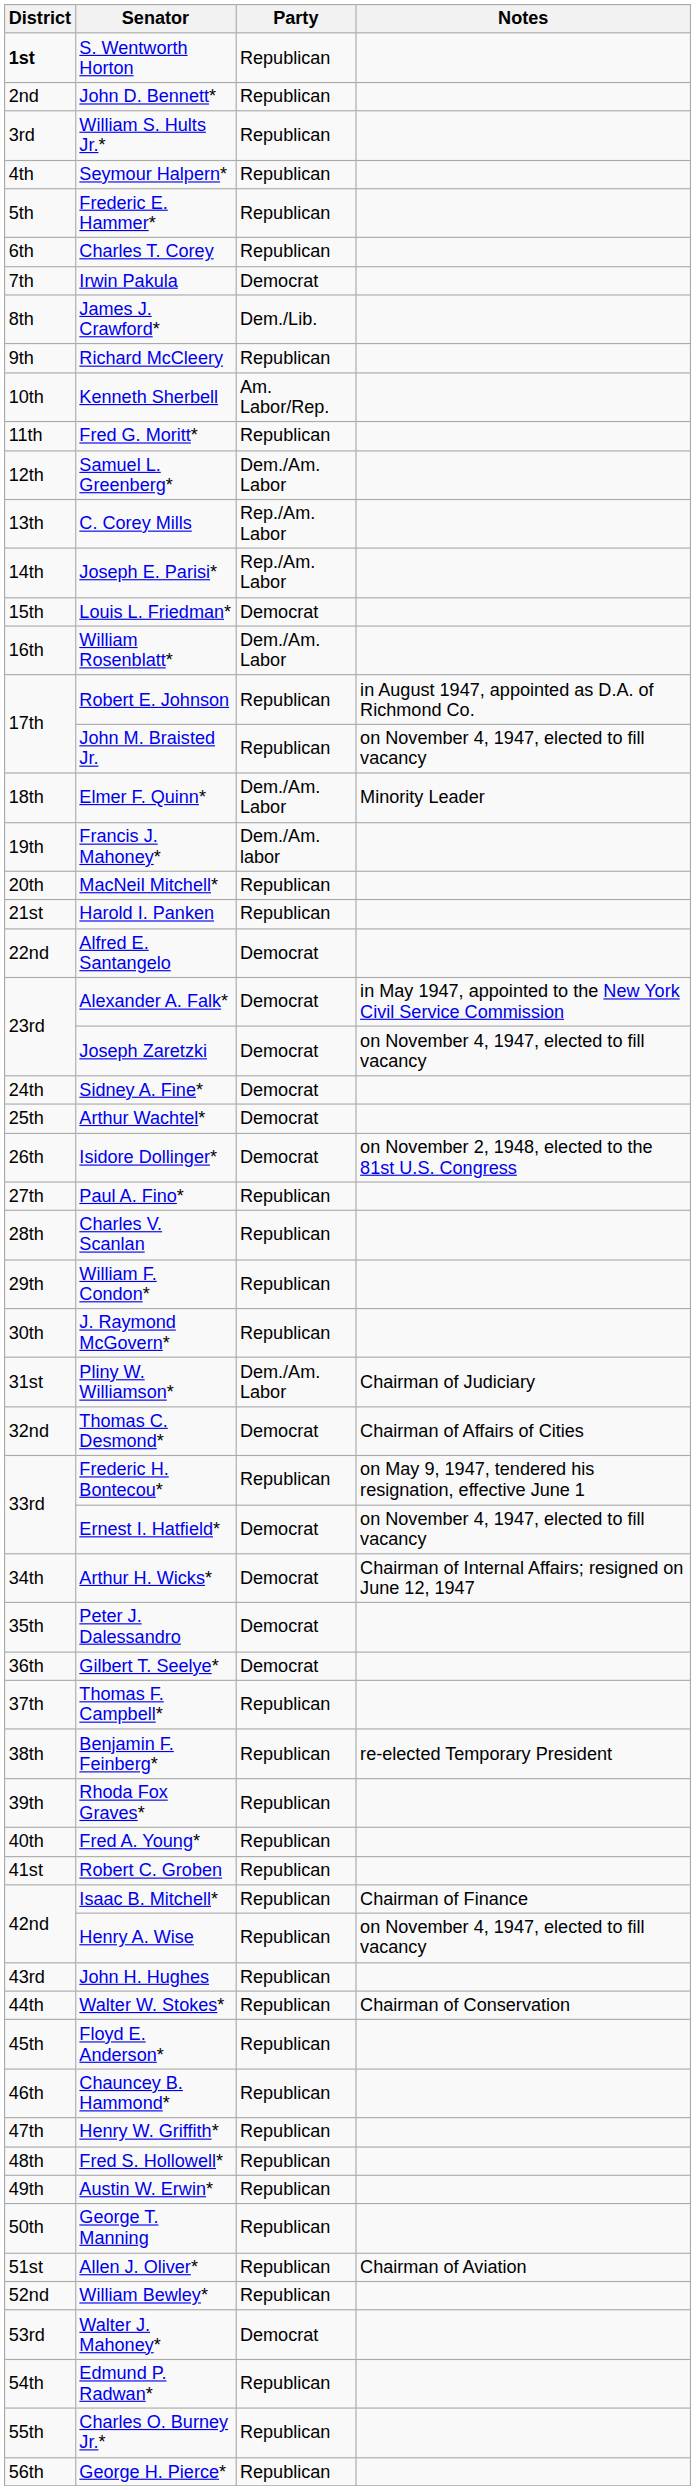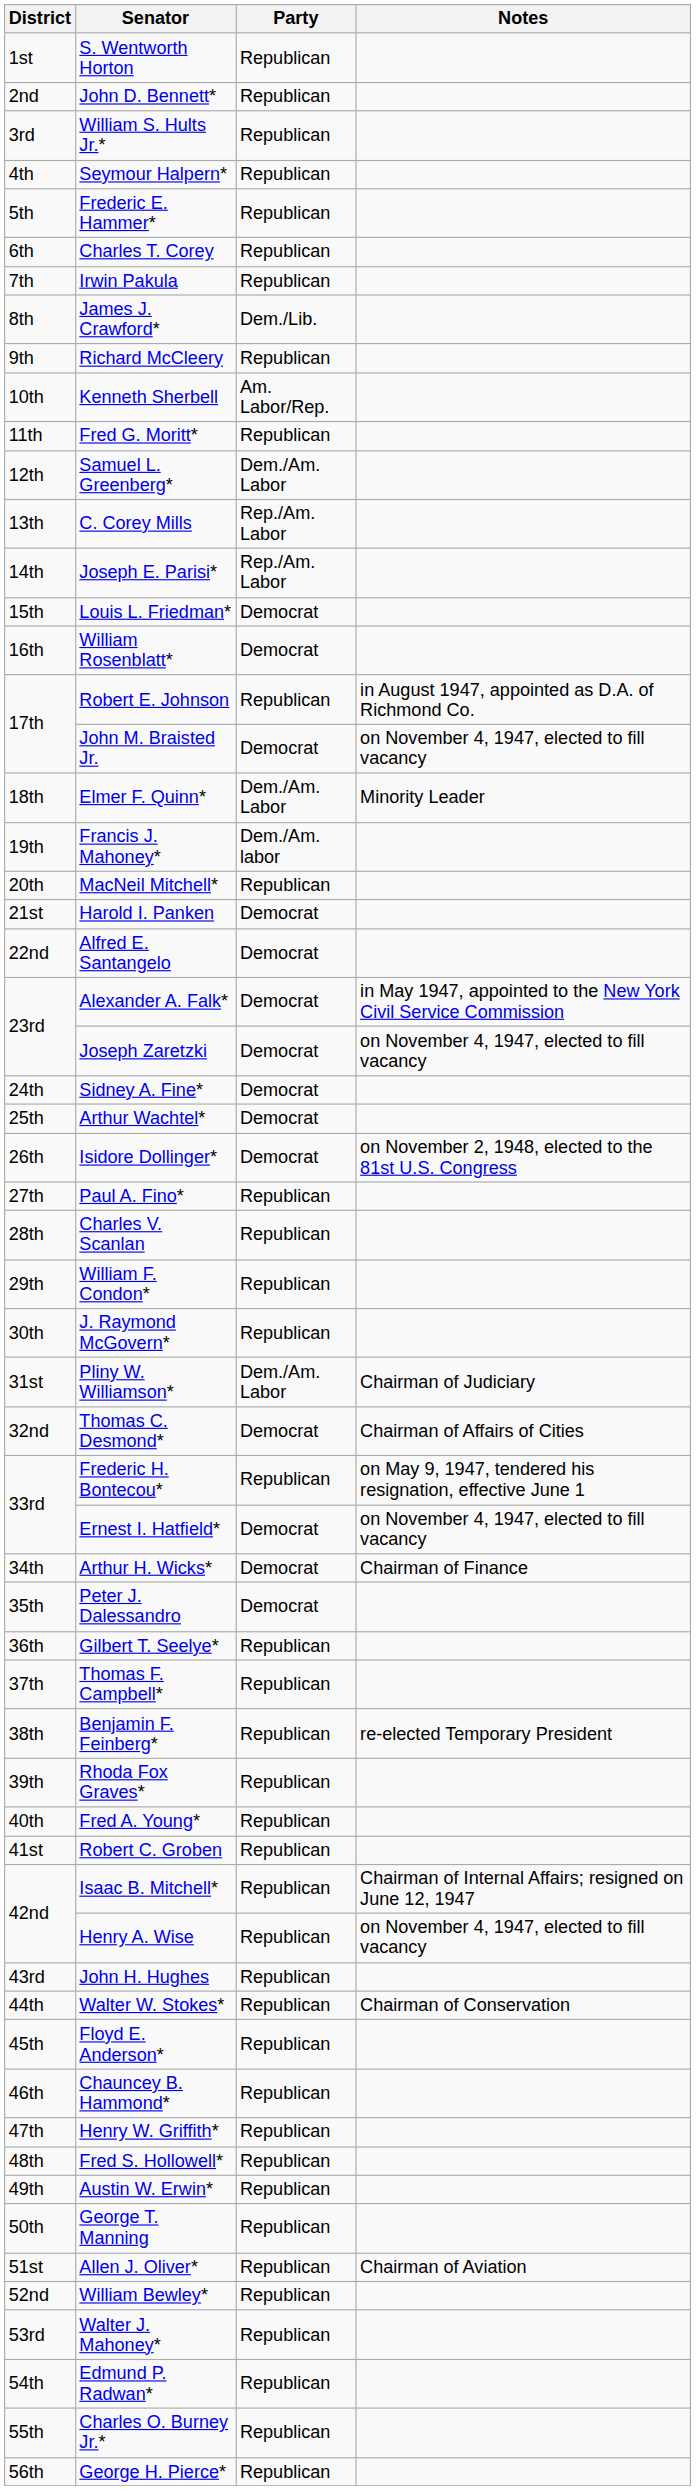(22, 57) bold -> (21, 57) normal
(279, 280) Democrat -> (285, 280) Republican
(280, 650) Dem./Am. Labor -> (279, 650) Democrat
(285, 748) Republican -> (279, 748) Democrat
(285, 914) Republican -> (279, 914) Democrat
(522, 1578) Chairman of Internal Affairs; resigned on June 12, 1947 -> (444, 1567) Chairman of Finance
(279, 1665) Democrat -> (285, 1645) Republican
(444, 1899) Chairman of Finance -> (522, 1888) Chairman of Internal Affairs; resigned on June 12, 1947
(279, 2334) Democrat -> (285, 2334) Republican
